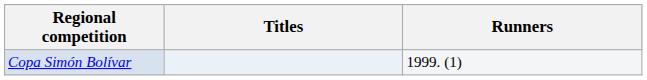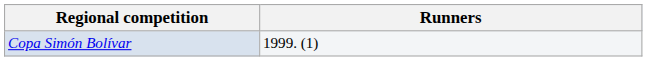- column: (283, 27)
